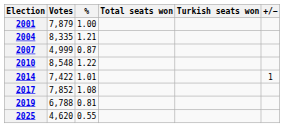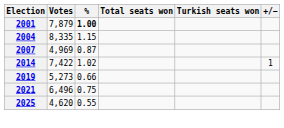(87, 24) normal -> (87, 24) bold
(87, 37) 1.21 -> (87, 37) 1.15
(61, 50) 4,999 -> (61, 50) 4,969
- row: (26, 63)
(87, 77) 1.01 -> (87, 63) 1.02
- row: (26, 90)
(61, 103) 6,788 -> (61, 77) 5,273
(87, 103) 0.81 -> (87, 77) 0.66
+ row: (26, 90)
